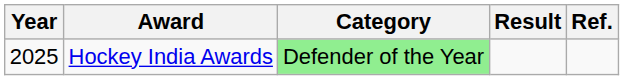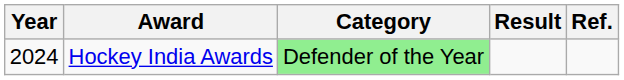(34, 56) 2025 -> (34, 56) 2024
